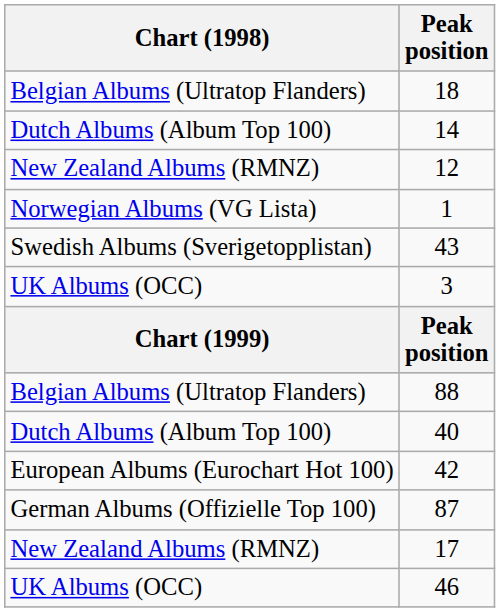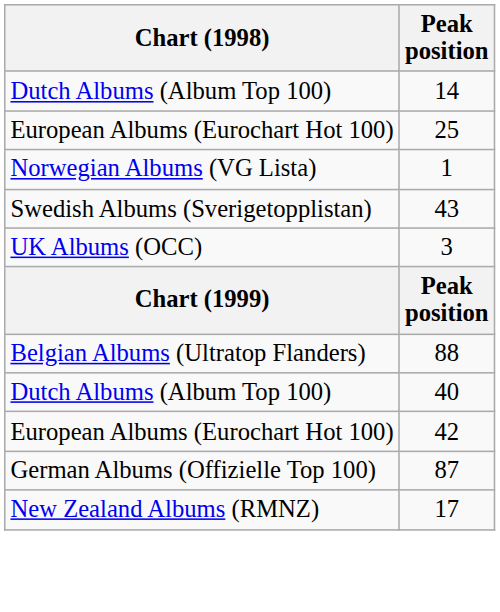- row: (447, 90)
+ row: (447, 129)
- row: (447, 168)
- row: (447, 587)
